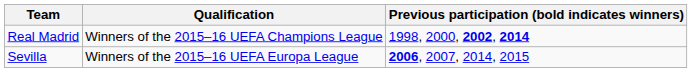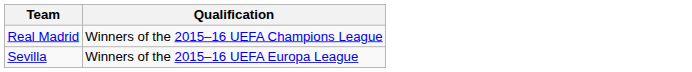- column: (536, 15)
